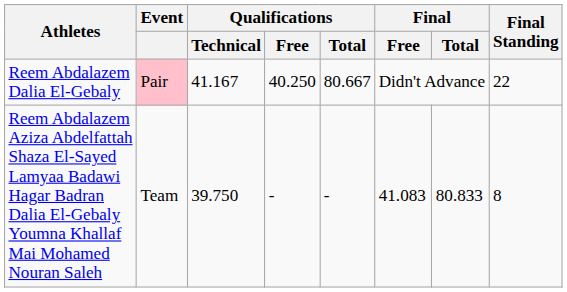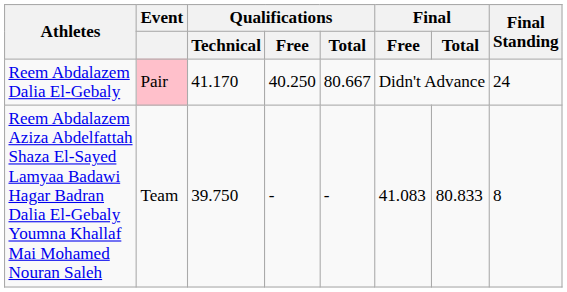(215, 82) 41.167 -> (215, 82) 41.170
(501, 82) 22 -> (501, 82) 24
